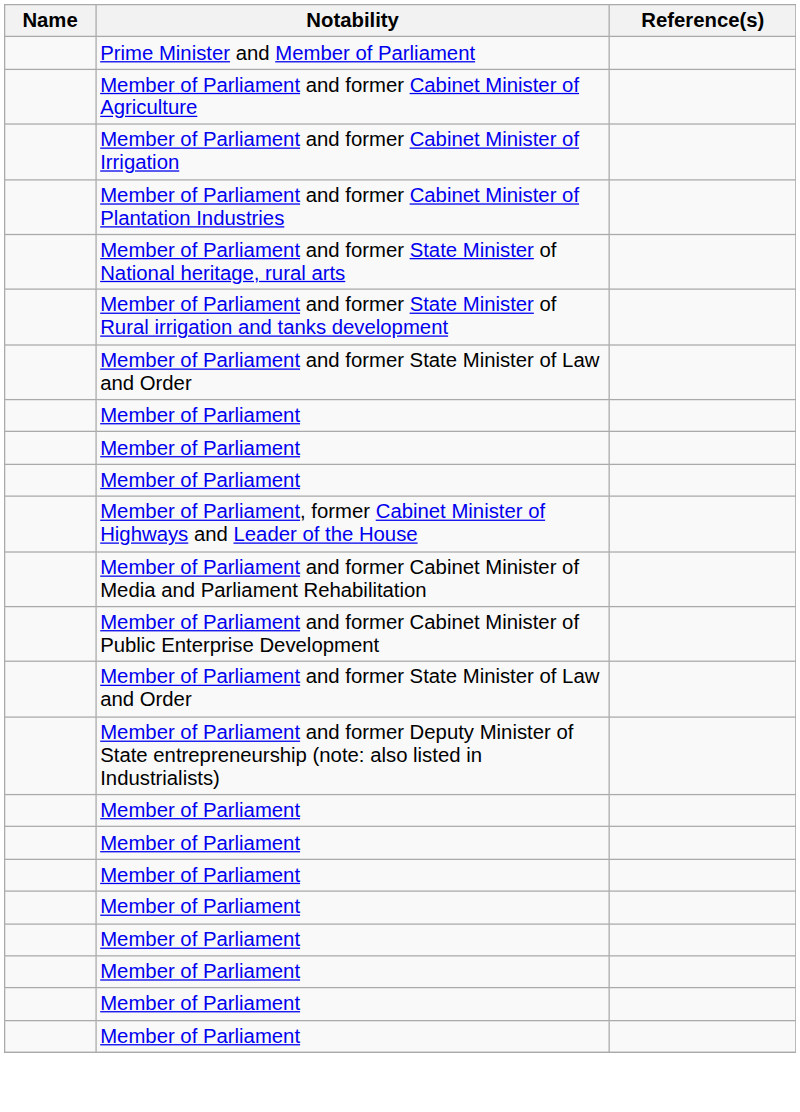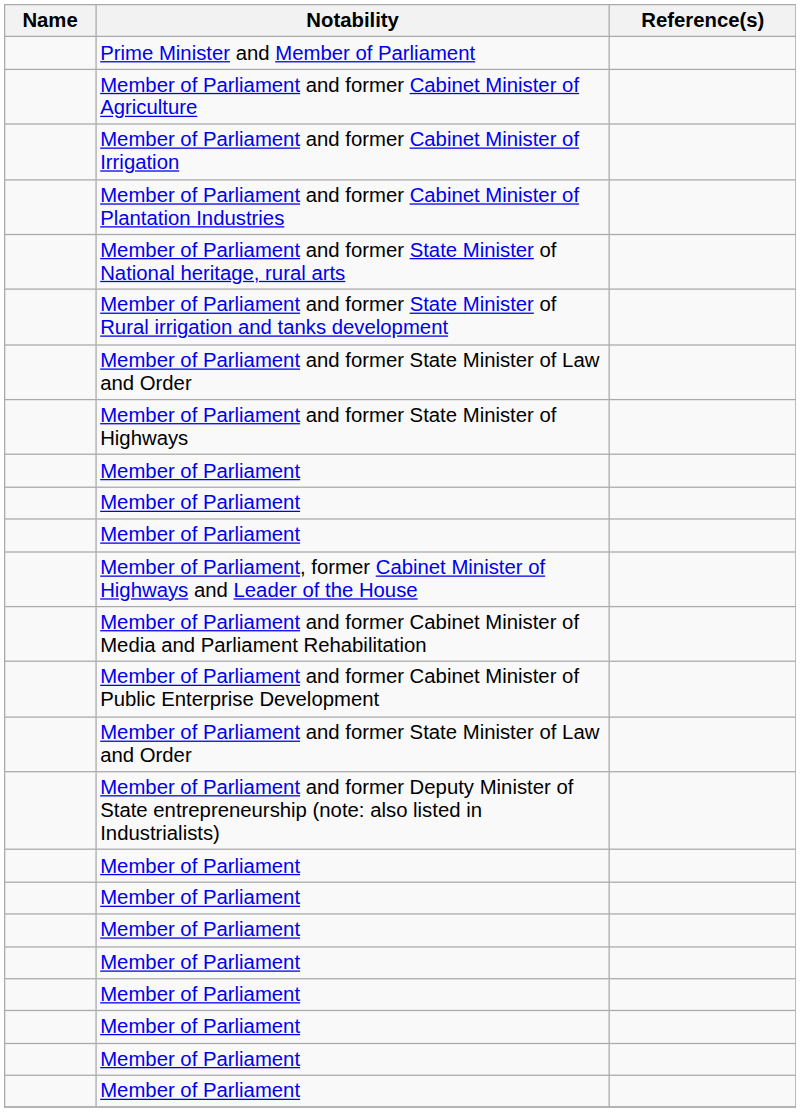+ row: (50, 427)
